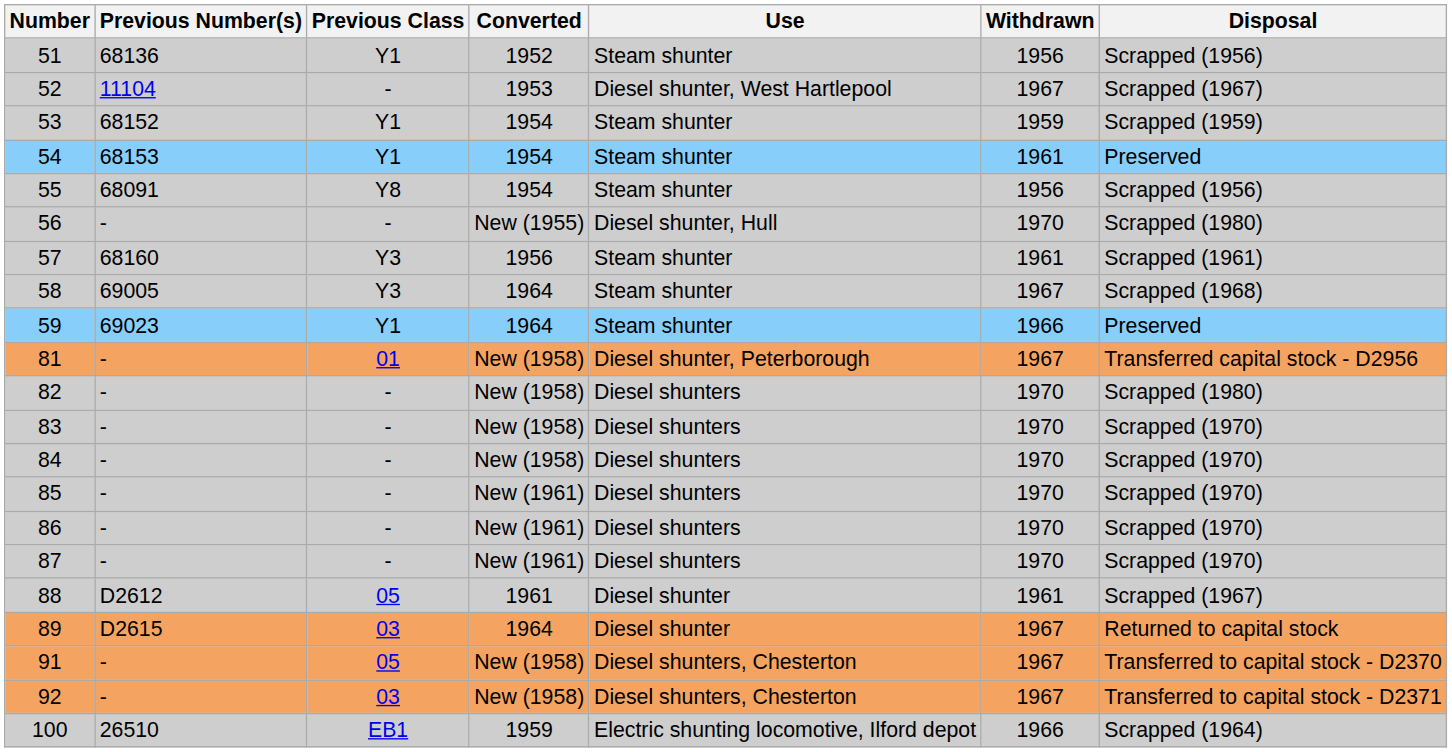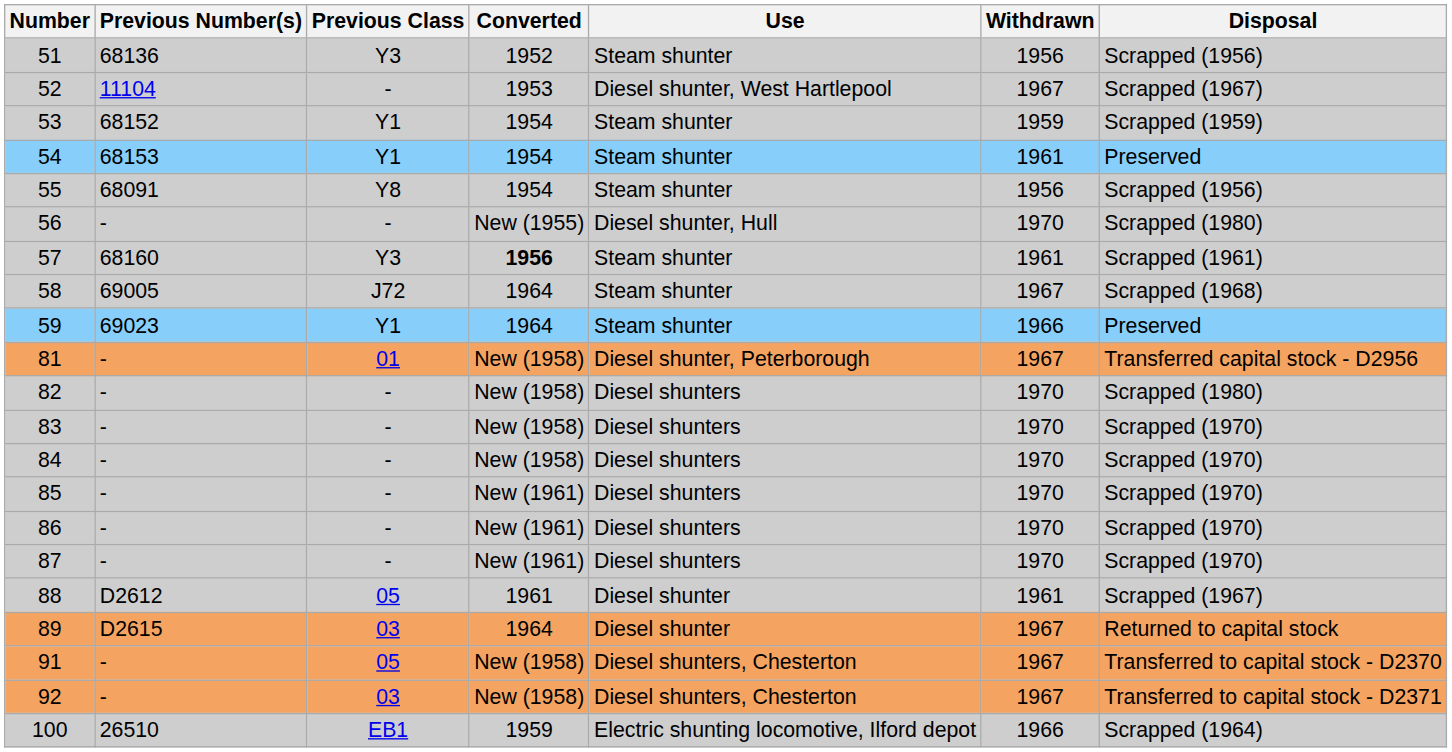(388, 55) Y1 -> (388, 55) Y3
(529, 257) normal -> (529, 257) bold
(388, 291) Y3 -> (388, 291) J72
